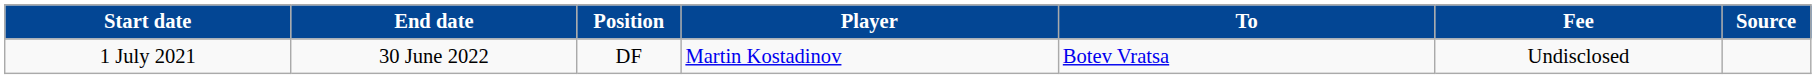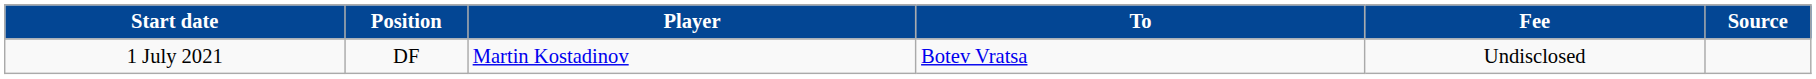- column: (434, 21)
